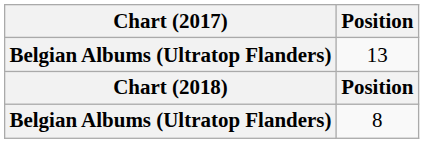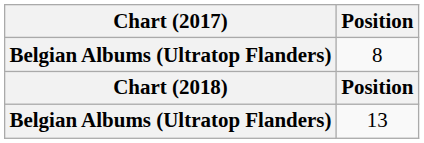rows swapped: (377, 120) <-> (377, 54)
